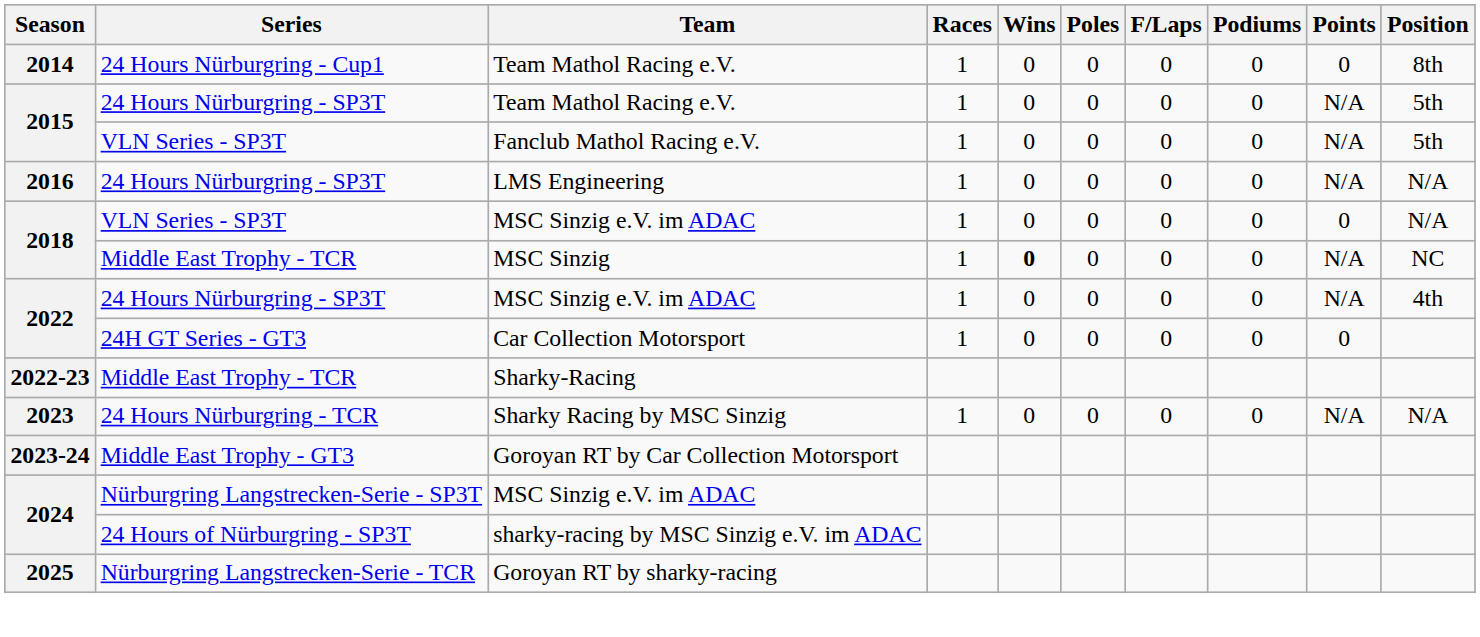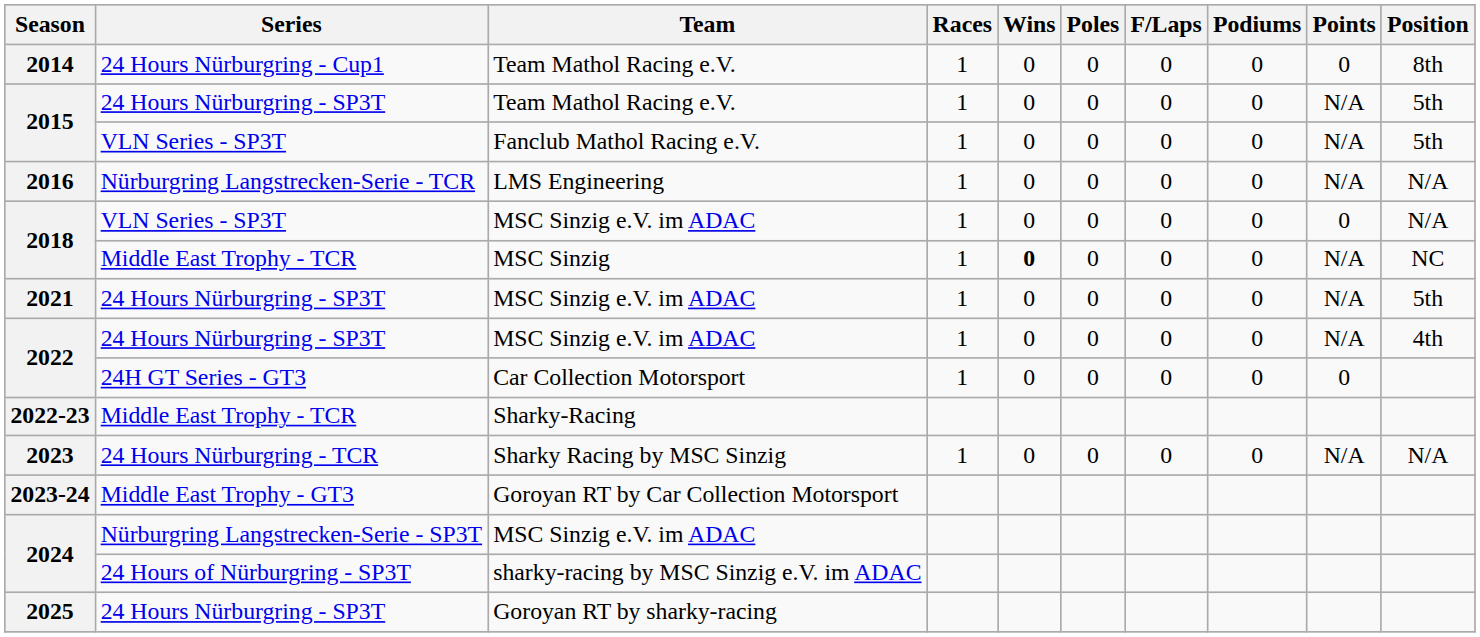(243, 181) 24 Hours Nürburgring - SP3T -> (288, 181) Nürburgring Langstrecken-Serie - TCR
+ row: (50, 298)
(288, 573) Nürburgring Langstrecken-Serie - TCR -> (243, 612) 24 Hours Nürburgring - SP3T
